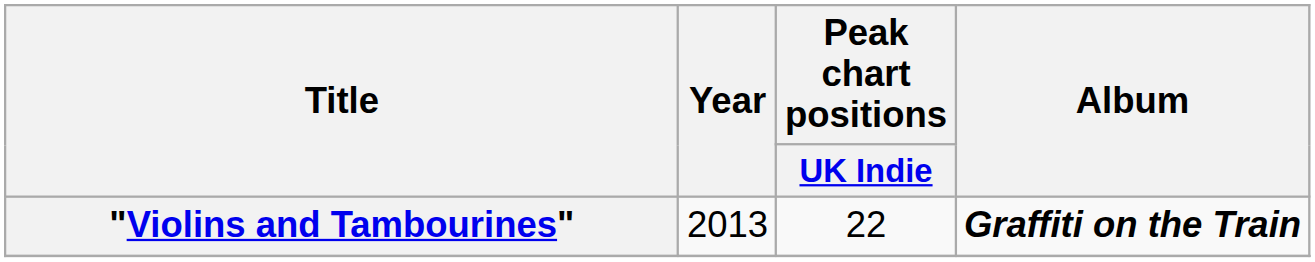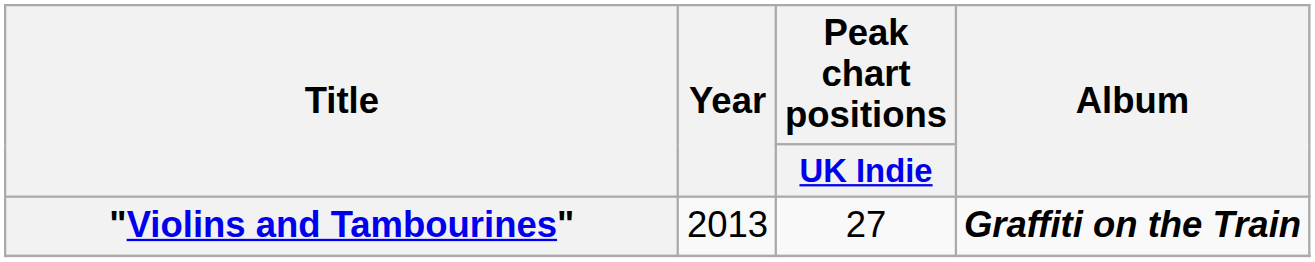(866, 225) 22 -> (866, 225) 27
